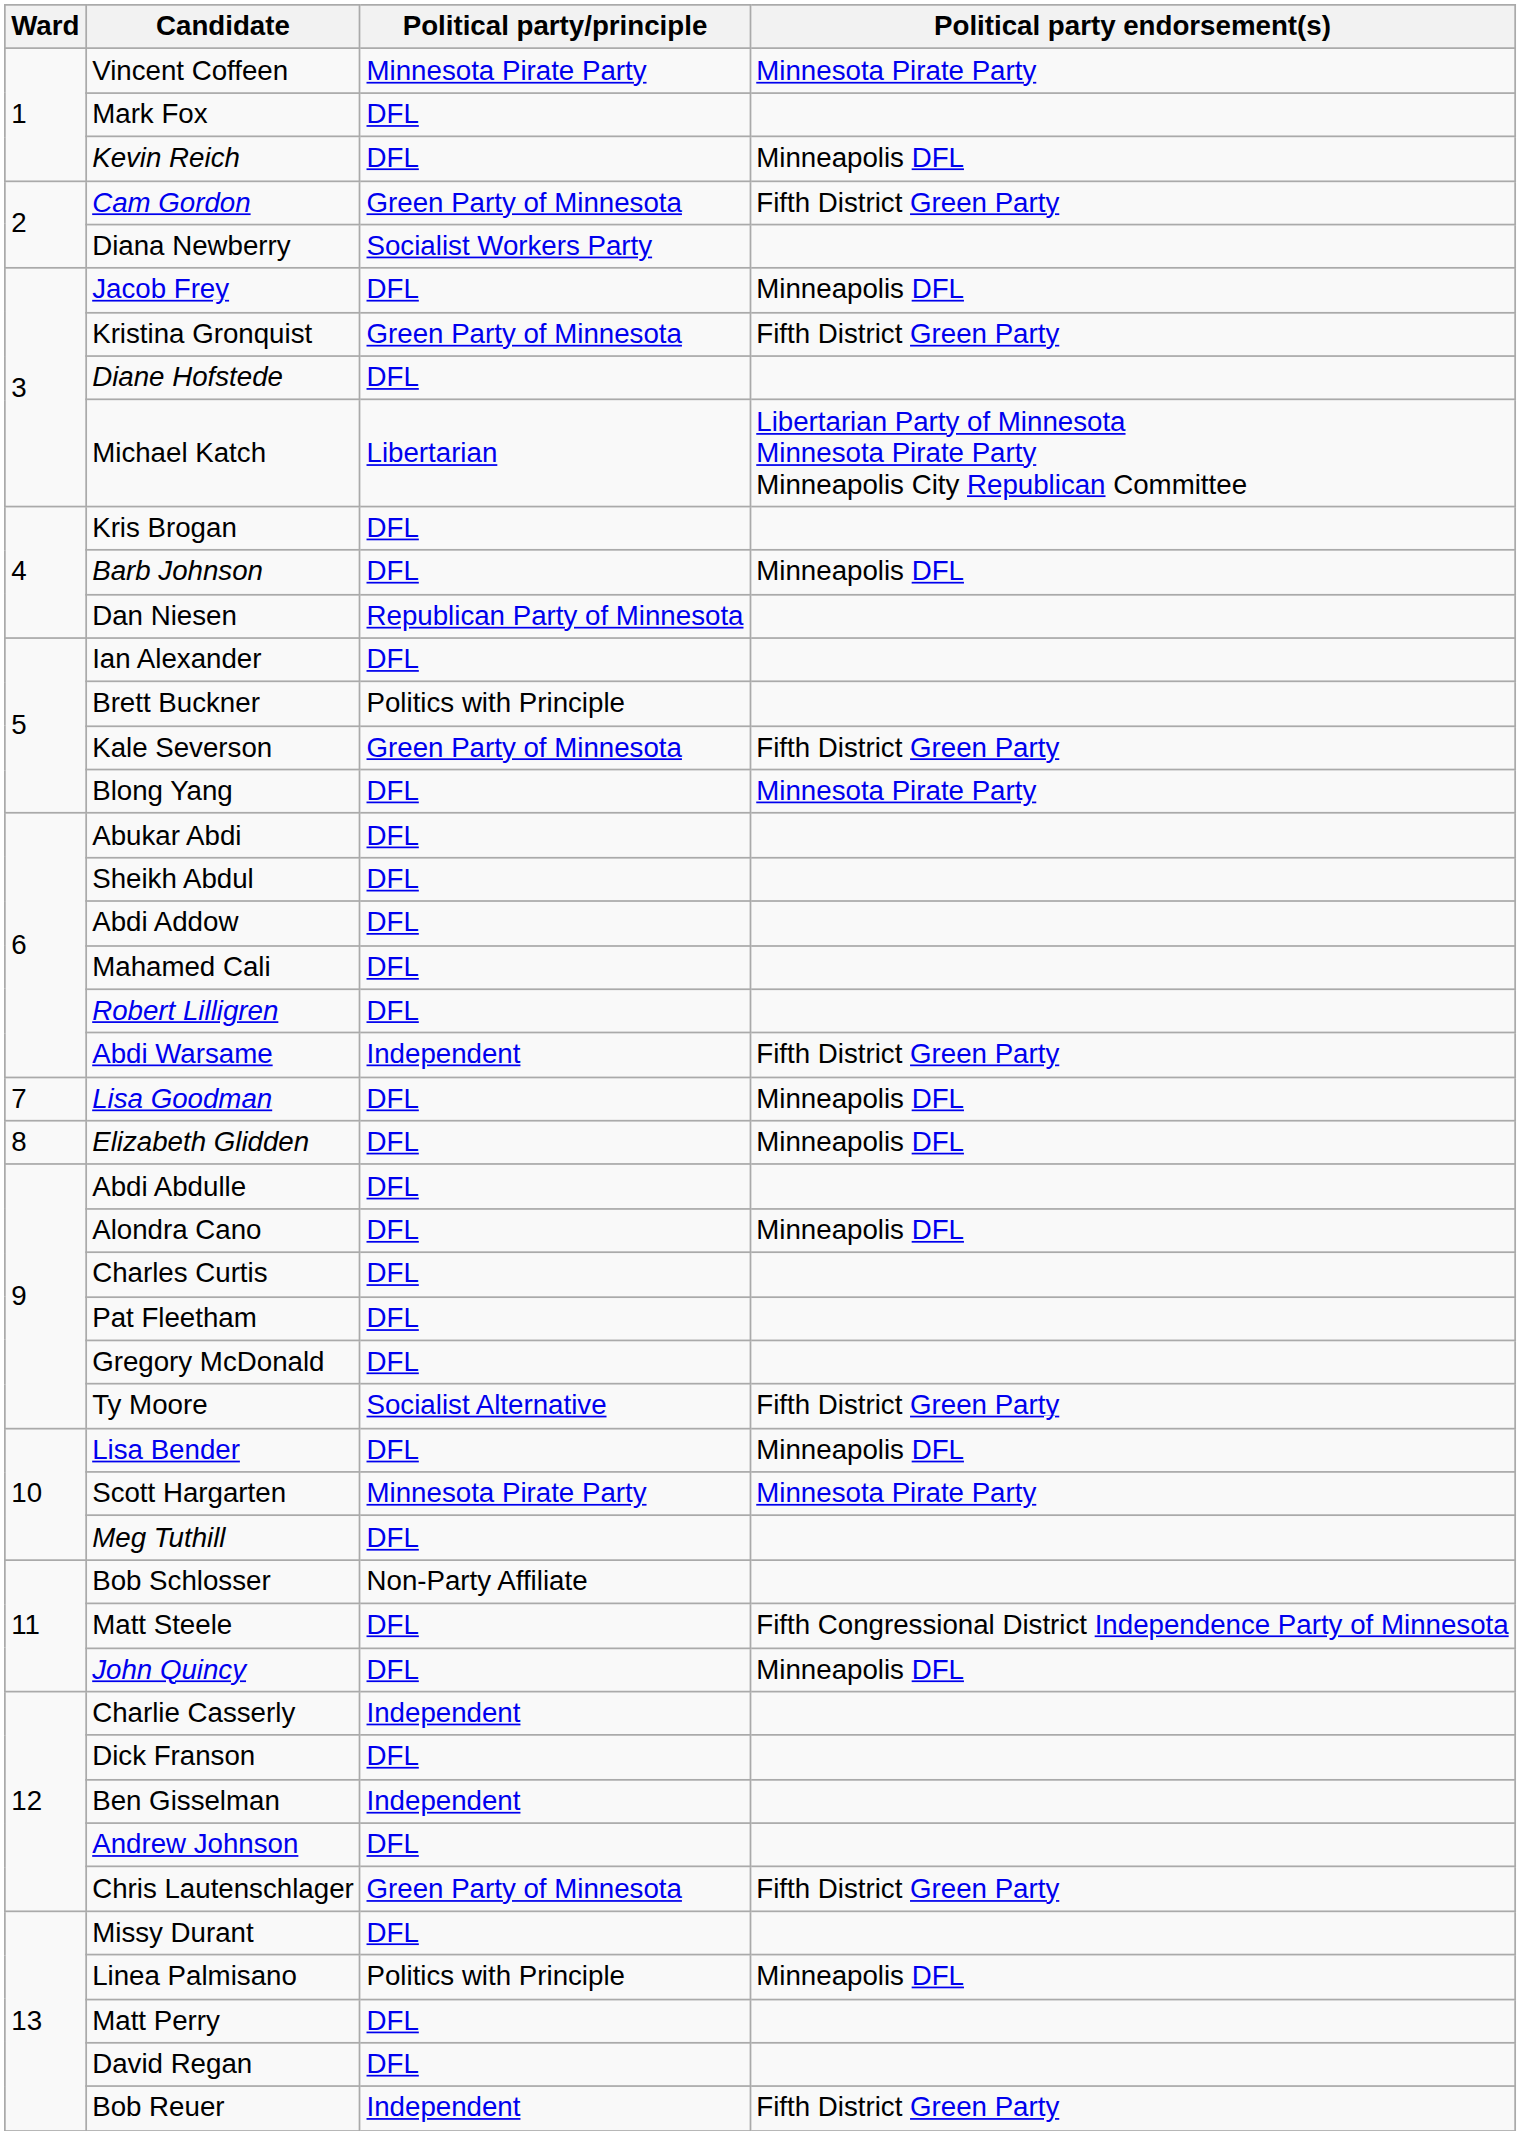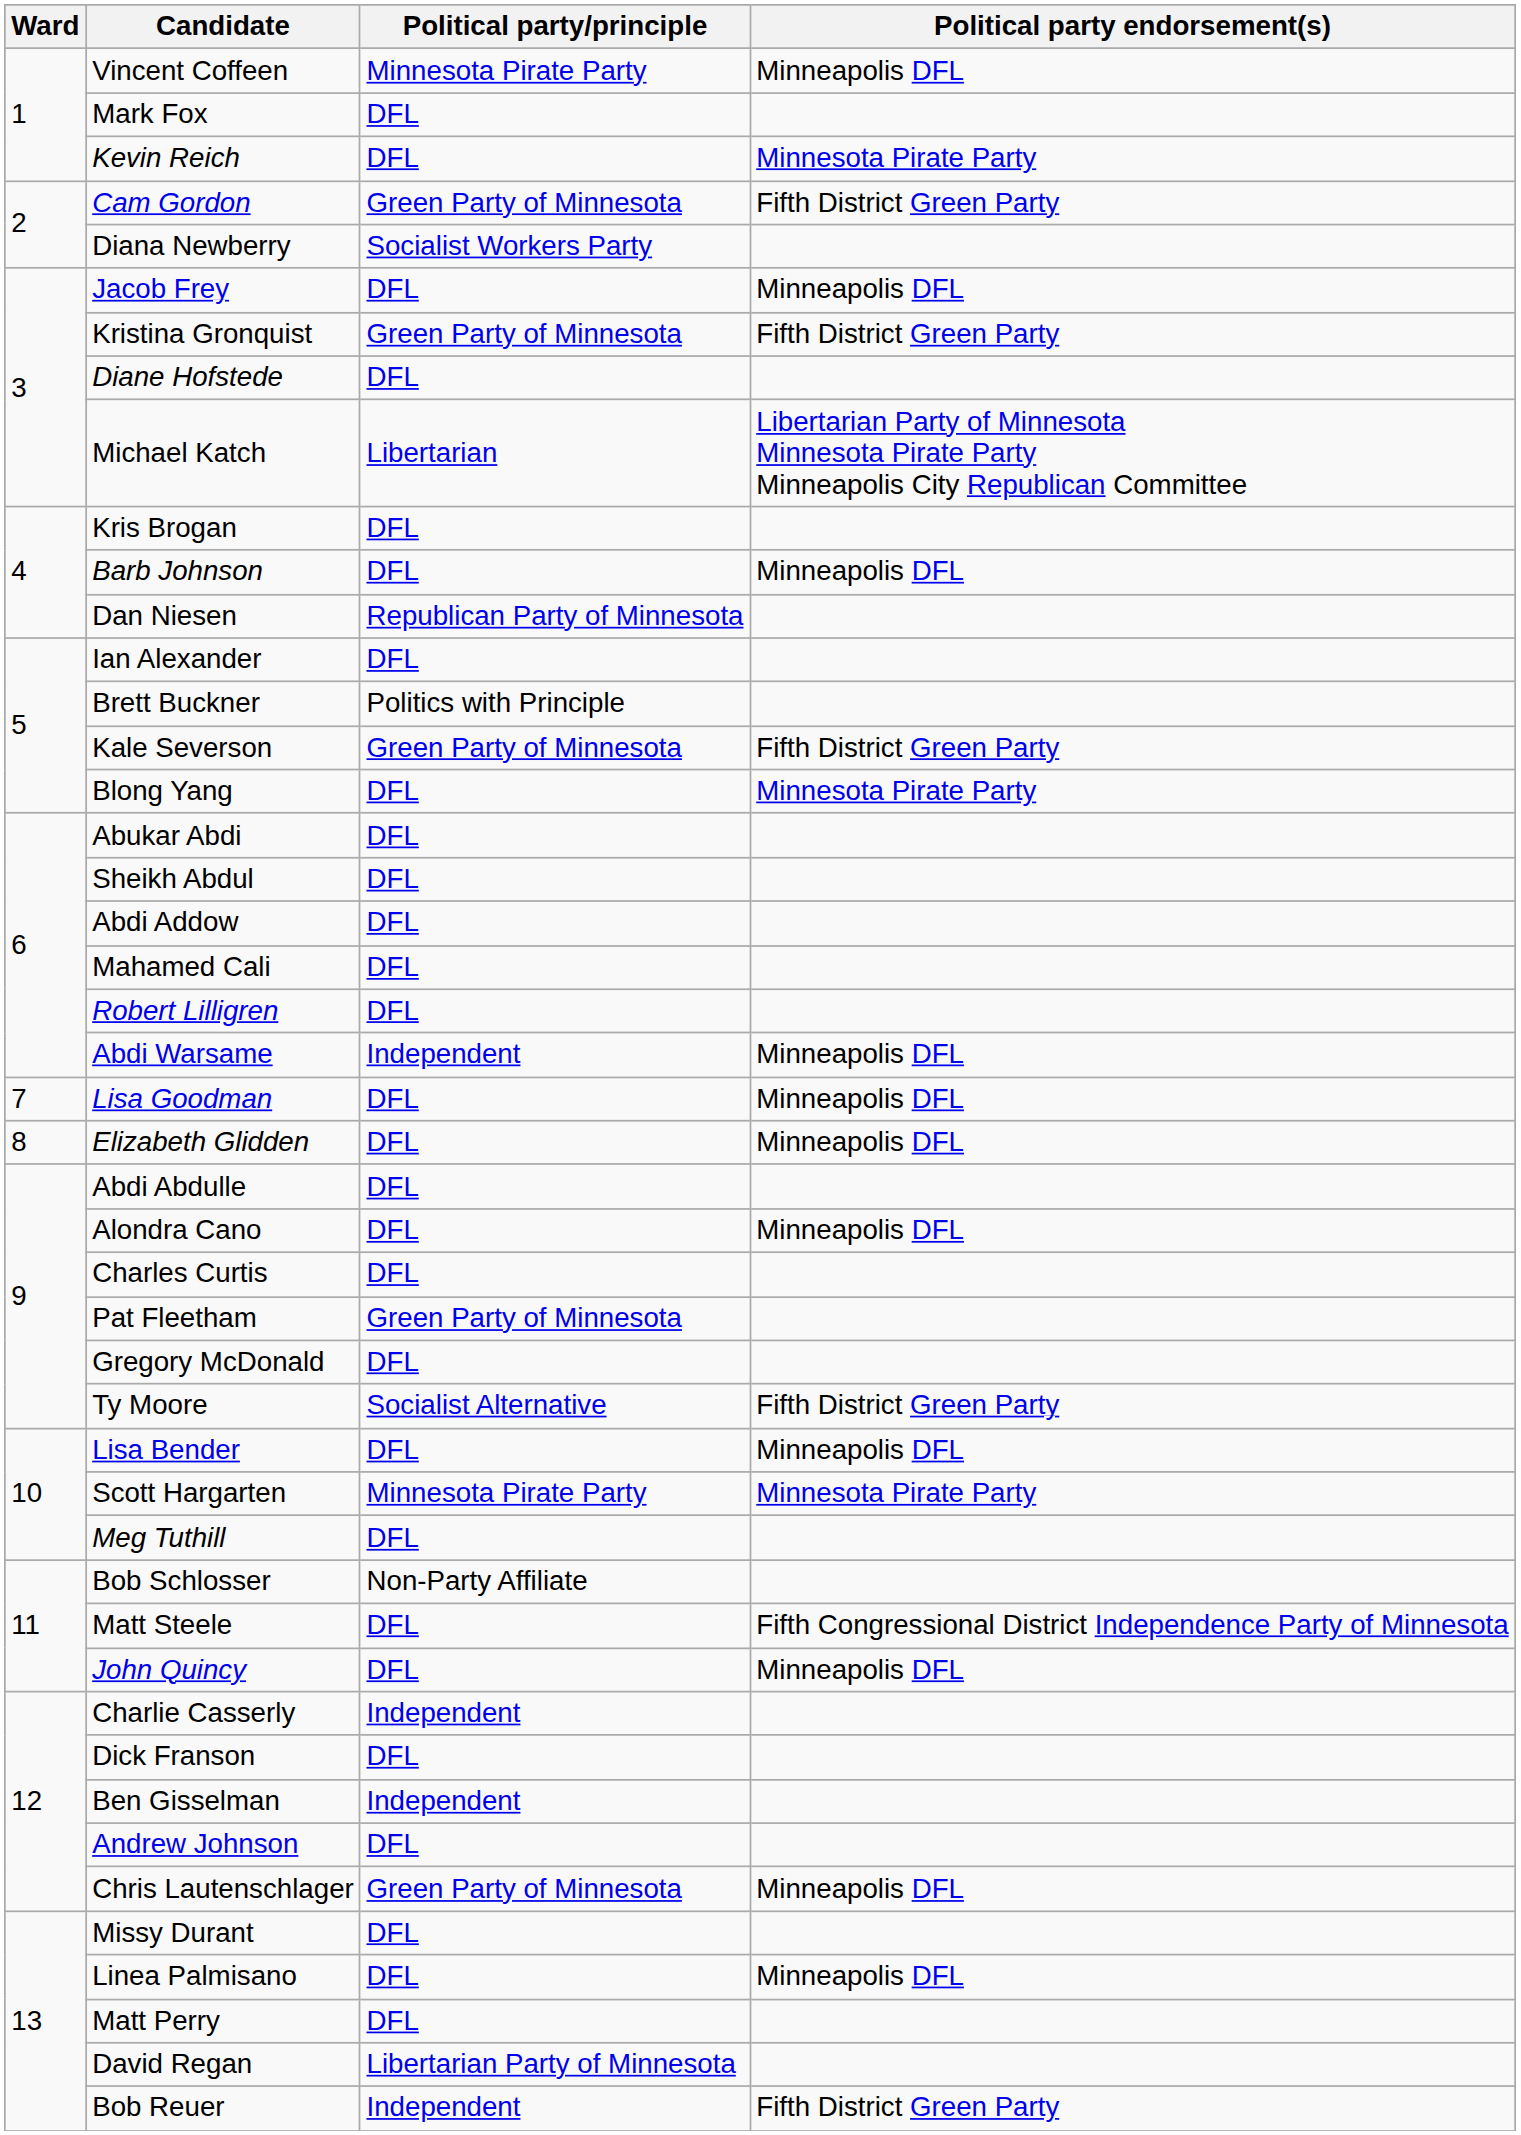(896, 70) Minnesota Pirate Party -> (860, 70) Minneapolis DFL
(860, 158) Minneapolis DFL -> (896, 158) Minnesota Pirate Party
(908, 1054) Fifth District Green Party -> (860, 1054) Minneapolis DFL
(393, 1317) DFL -> (524, 1317) Green Party of Minnesota
(908, 1888) Fifth District Green Party -> (860, 1888) Minneapolis DFL
(496, 1976) Politics with Principle -> (393, 1976) DFL
(393, 2064) DFL -> (551, 2064) Libertarian Party of Minnesota
